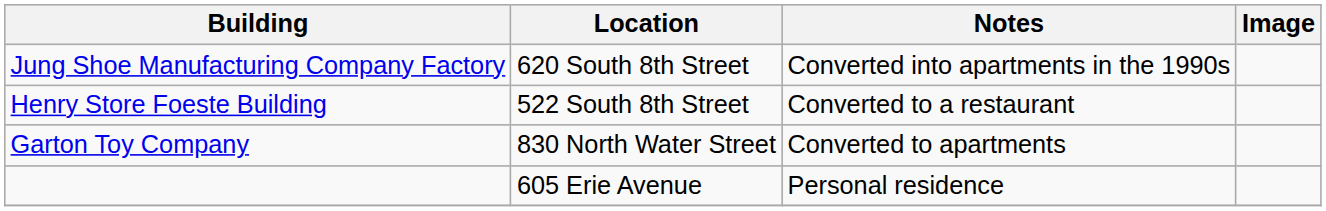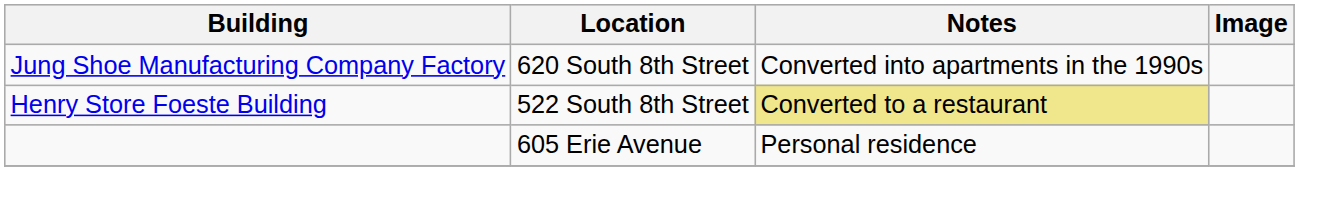(931, 104) no background -> (904, 104) khaki background
- row: (130, 144)
